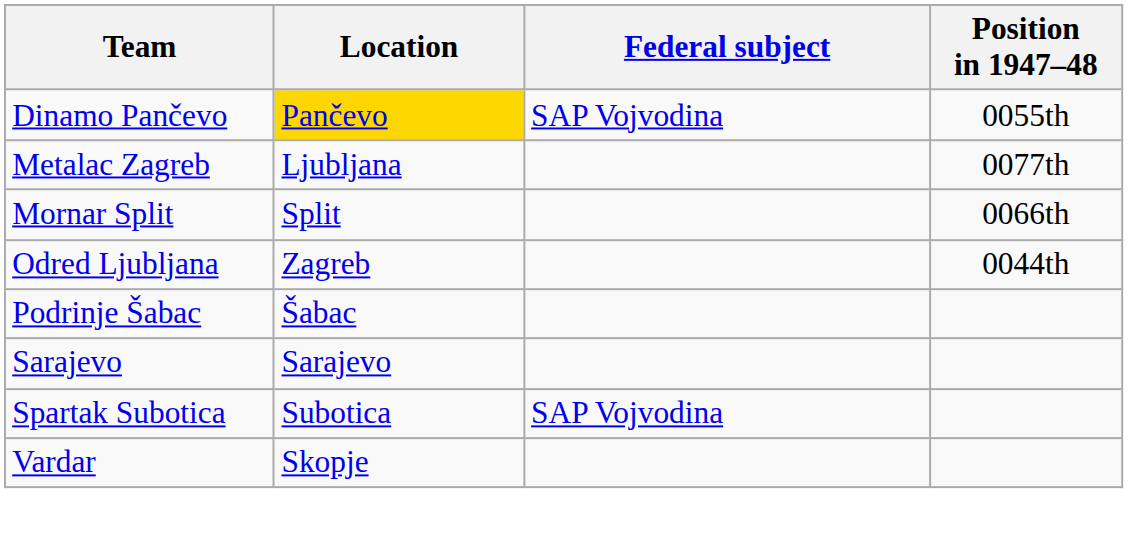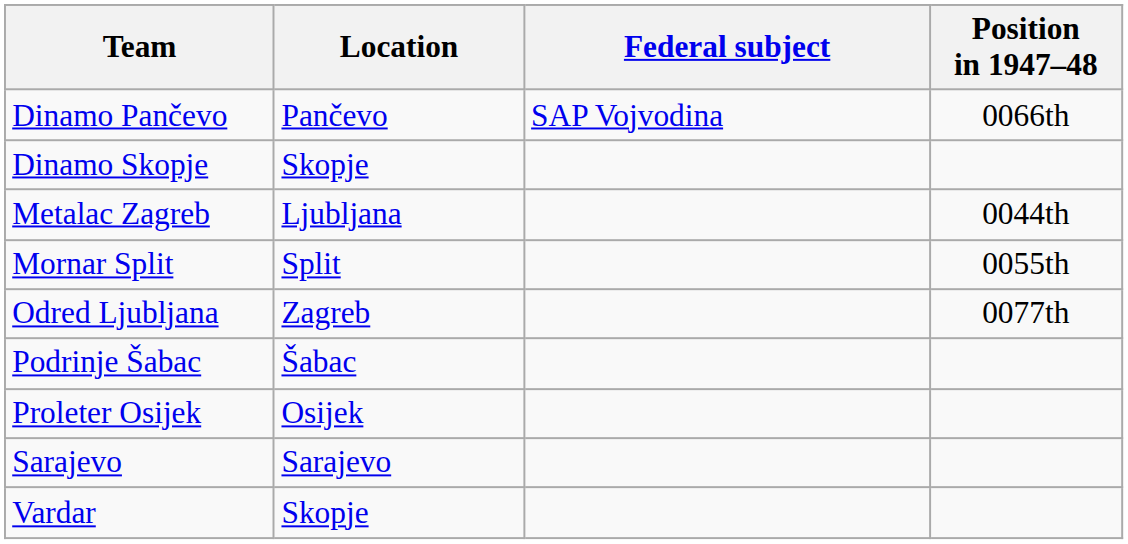(335, 114) gold background -> (335, 114) no background
(1026, 114) 0055th -> (1026, 114) 0066th
+ row: (110, 164)
(1026, 164) 0077th -> (1026, 213) 0044th
(1026, 213) 0066th -> (1026, 263) 0055th
(1026, 263) 0044th -> (1026, 313) 0077th
+ row: (107, 412)
- row: (119, 412)
